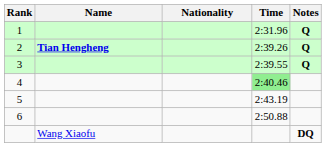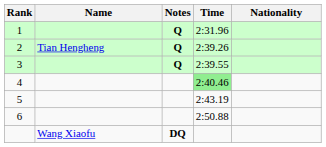columns swapped: (207, 13) <-> (306, 13)
(73, 47) bold -> (71, 47) normal
